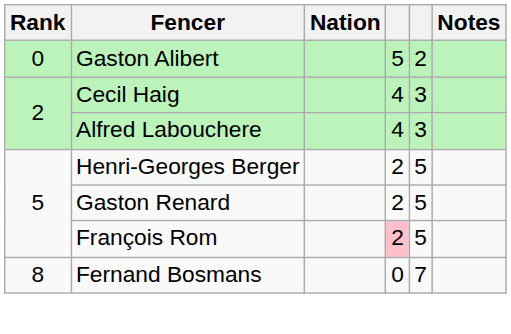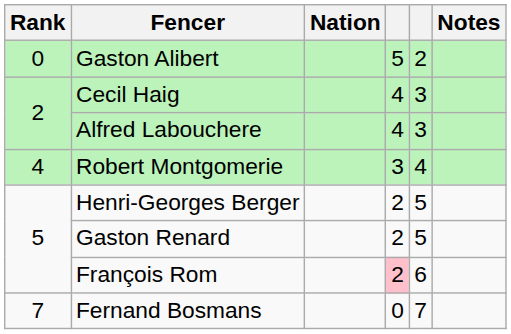+ row: (180, 166)
(421, 238) 5 -> (421, 274) 6
(38, 274) 8 -> (38, 310) 7
